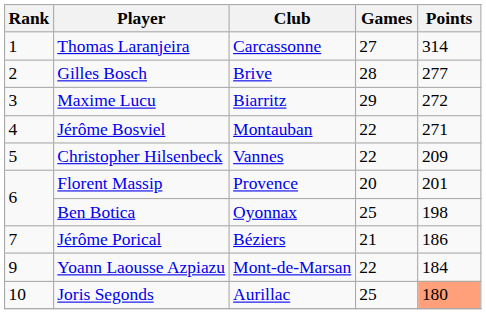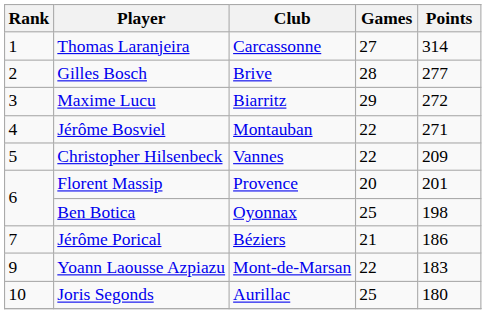(435, 267) 184 -> (435, 267) 183
(435, 294) lightsalmon background -> (435, 294) no background
